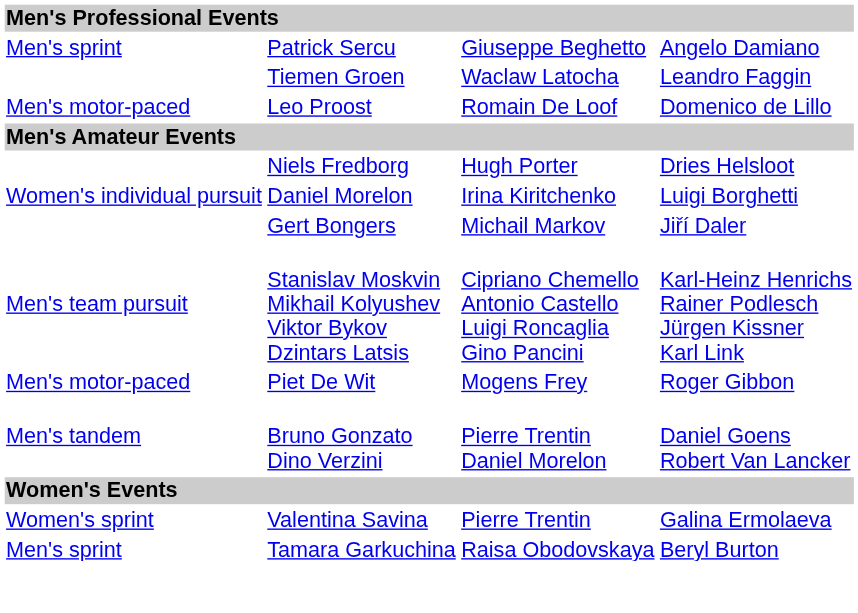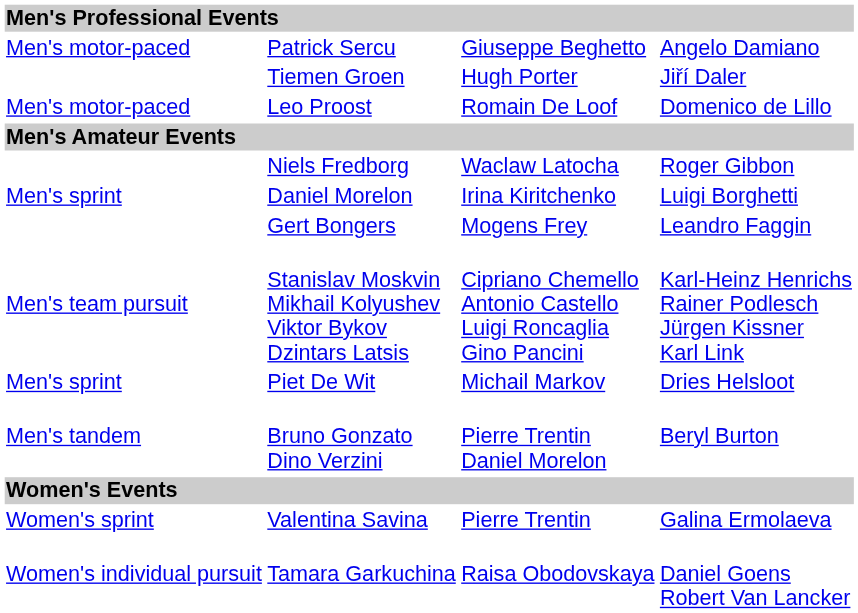(64, 47) Men's sprint -> (98, 47) Men's motor-paced
(540, 77) Waclaw Latocha -> (519, 77) Hugh Porter
(736, 77) Leandro Faggin -> (703, 77) Jiří Daler
(519, 166) Hugh Porter -> (540, 166) Waclaw Latocha
(727, 166) Dries Helsloot -> (727, 166) Roger Gibbon
(134, 196) Women's individual pursuit -> (64, 196) Men's sprint
(533, 225) Michail Markov -> (524, 225) Mogens Frey
(703, 225) Jiří Daler -> (736, 225) Leandro Faggin
(98, 382) Men's motor-paced -> (64, 382) Men's sprint
(524, 382) Mogens Frey -> (533, 382) Michail Markov
(727, 382) Roger Gibbon -> (727, 382) Dries Helsloot
(755, 448) Daniel Goens Robert Van Lancker -> (719, 436) Beryl Burton
(64, 549) Men's sprint -> (134, 574) Women's individual pursuit
(719, 549) Beryl Burton -> (755, 586) Daniel Goens Robert Van Lancker
